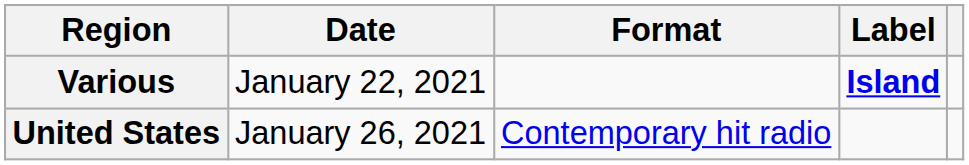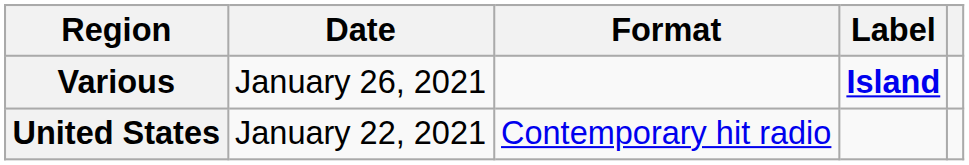(361, 81) January 22, 2021 -> (361, 81) January 26, 2021
(361, 133) January 26, 2021 -> (361, 133) January 22, 2021
